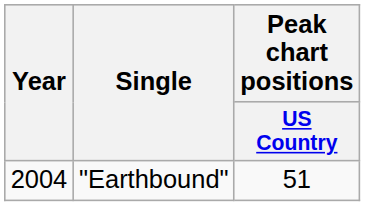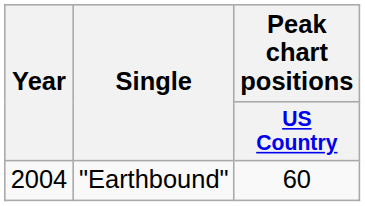(297, 179) 51 -> (297, 179) 60
